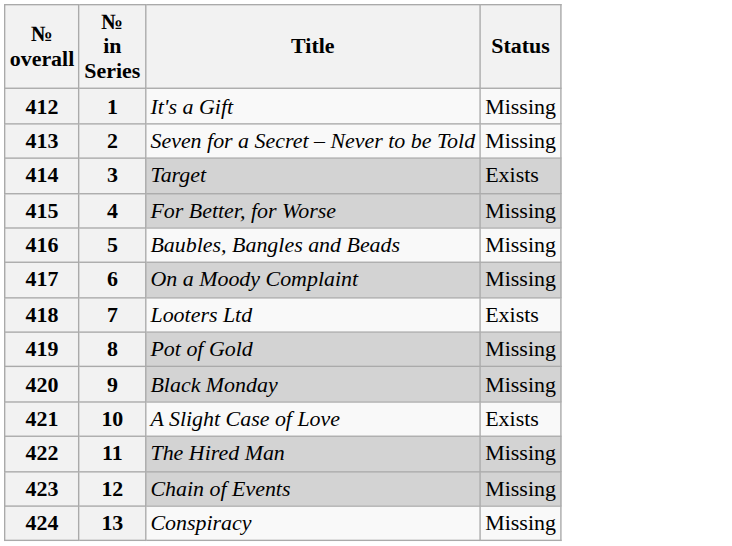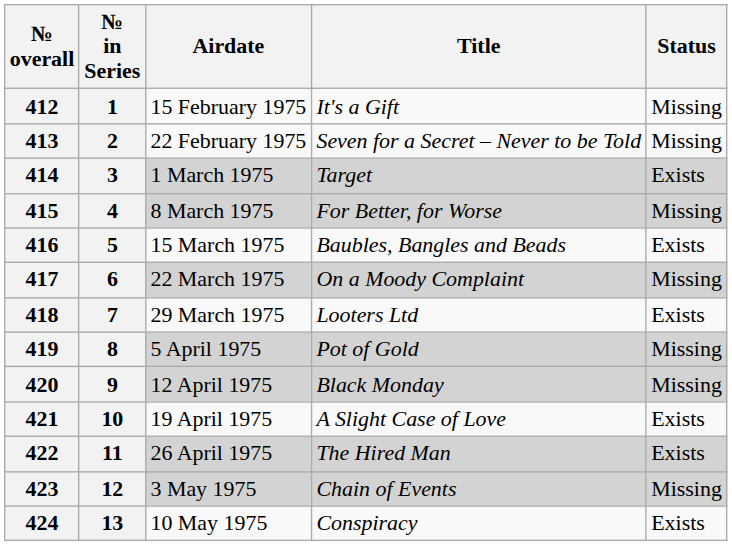+ column: (228, 46)
(521, 245) Missing -> (678, 245) Exists
(521, 453) Missing -> (678, 453) Exists
(521, 523) Missing -> (678, 523) Exists
